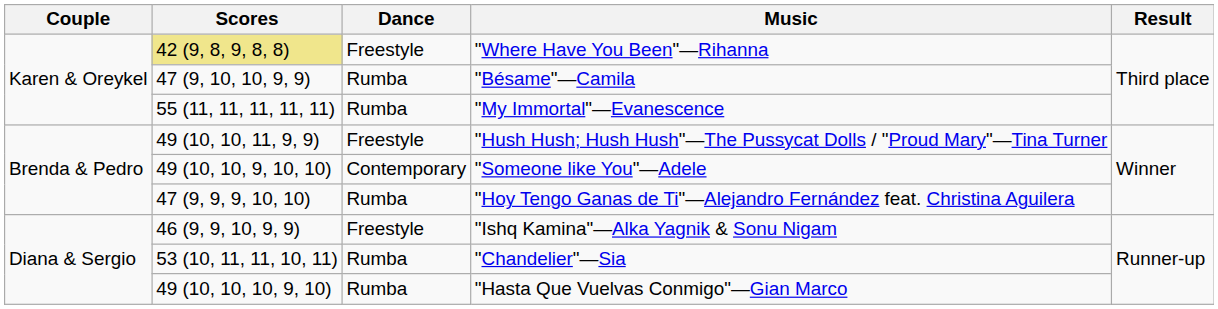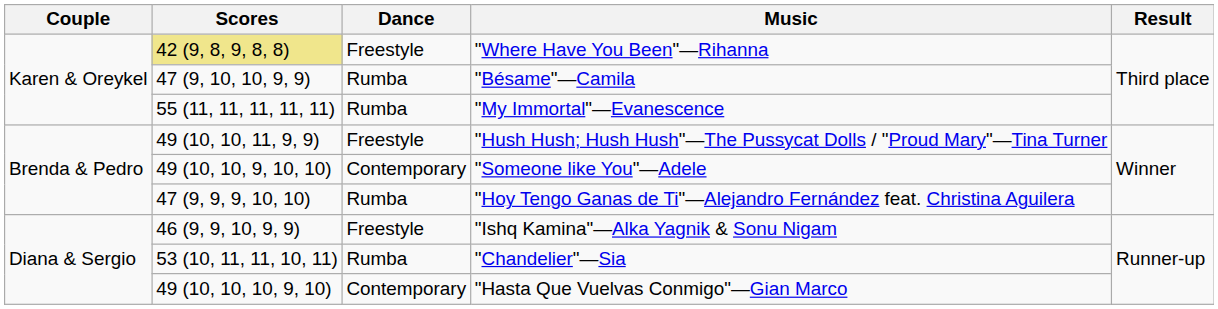(377, 288) Rumba -> (406, 288) Contemporary
